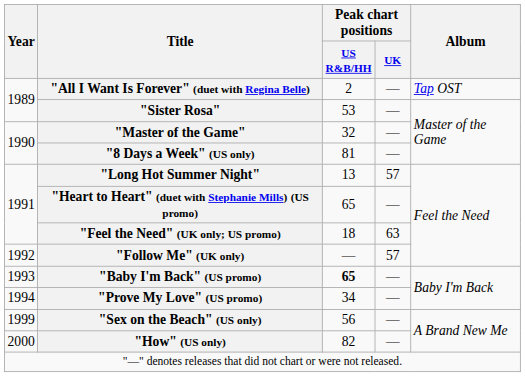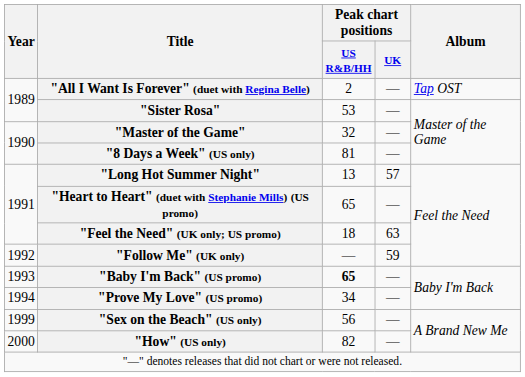(393, 255) 57 -> (393, 255) 59
